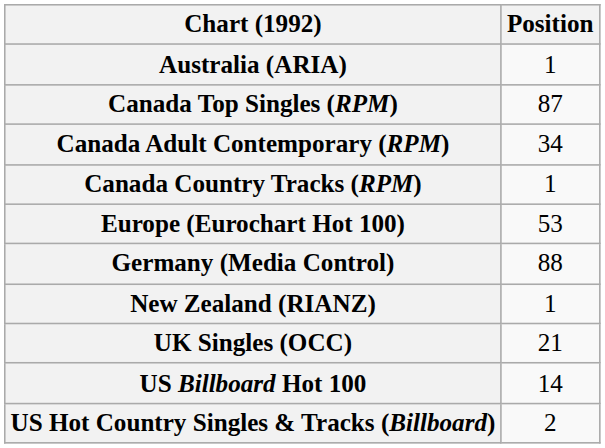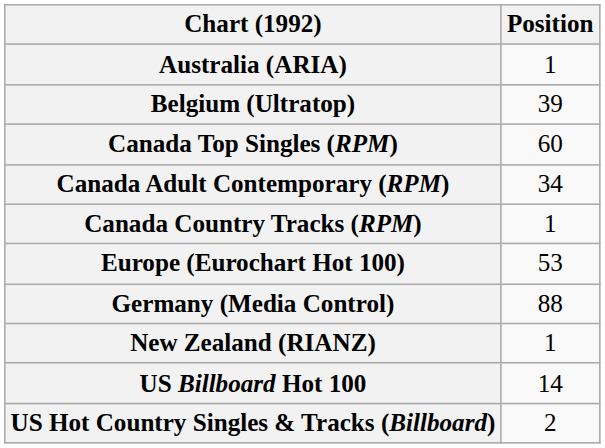+ row: (253, 104)
(550, 104) 87 -> (550, 143) 60
- row: (253, 343)
